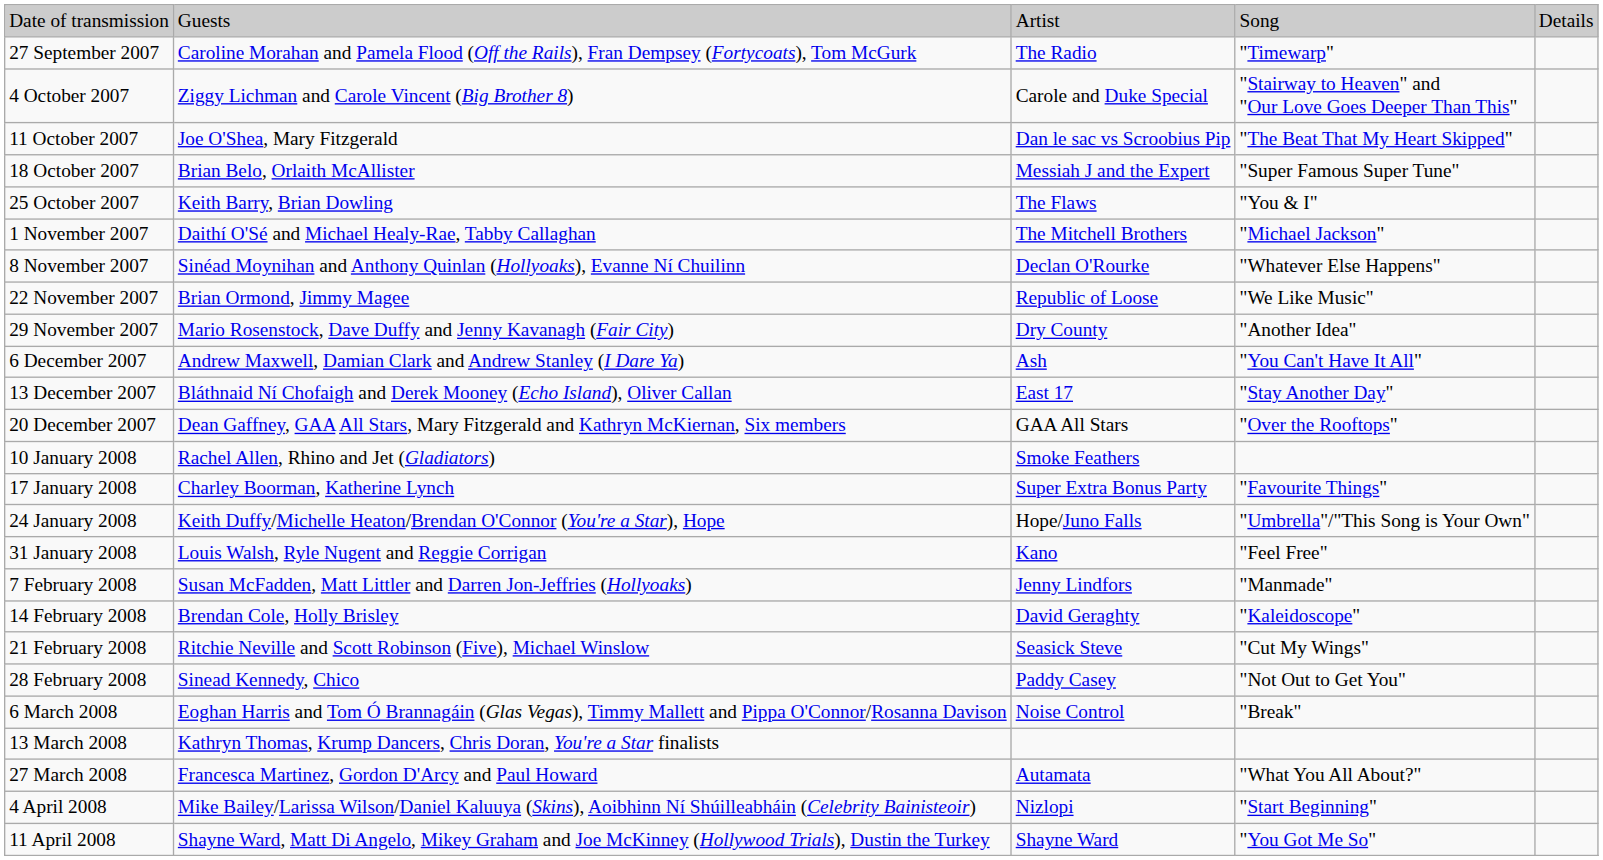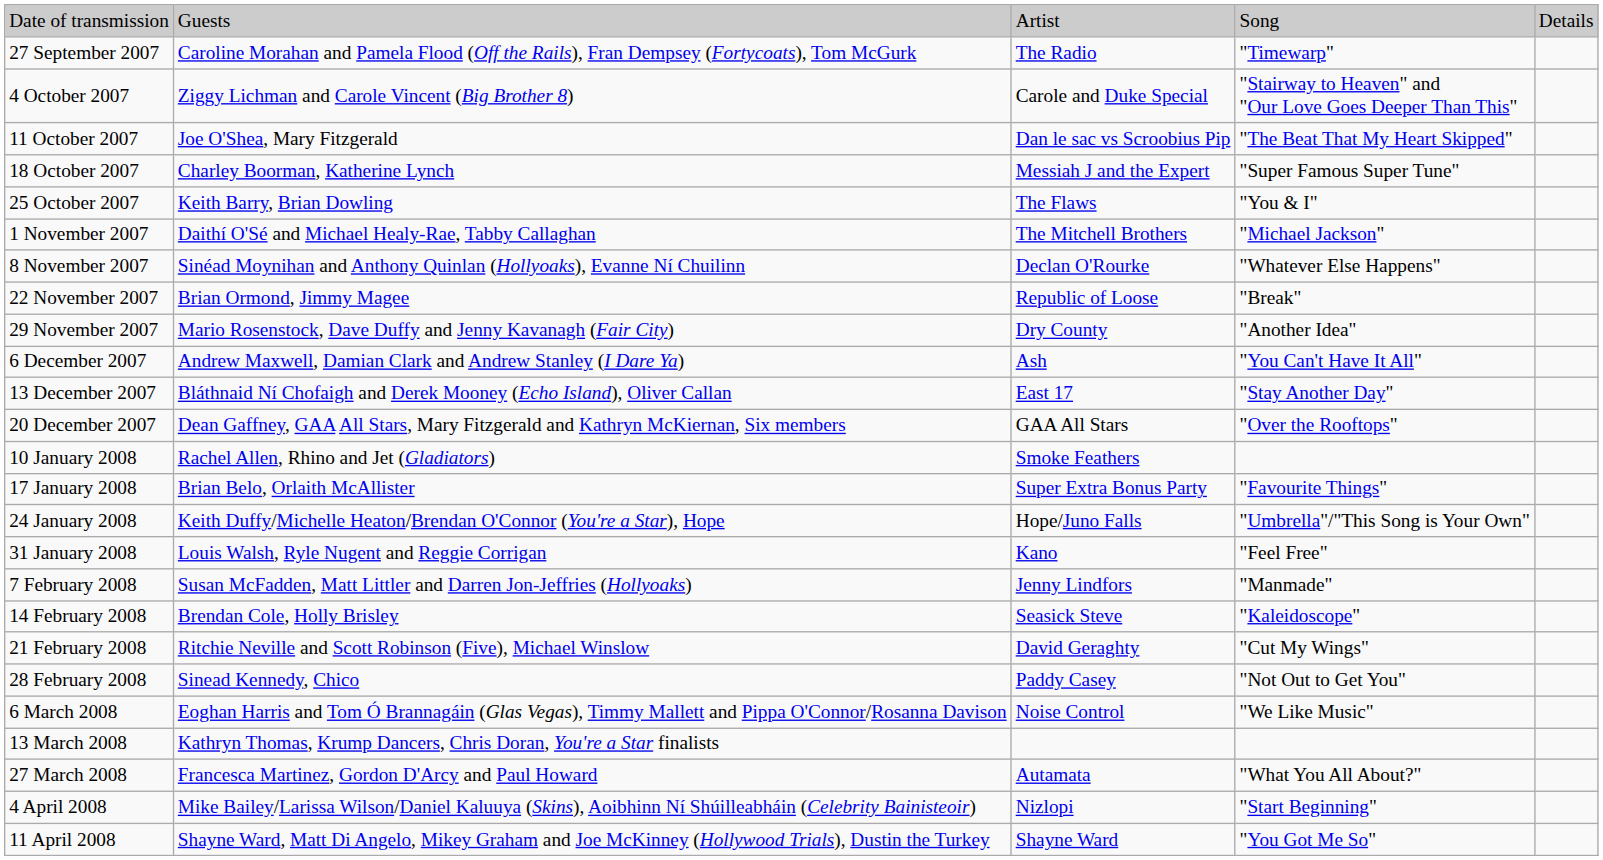(296, 170) Brian Belo, Orlaith McAllister -> (316, 170) Charley Boorman, Katherine Lynch
(1307, 298) "We Like Music" -> (1270, 298) "Break"
(316, 489) Charley Boorman, Katherine Lynch -> (296, 489) Brian Belo, Orlaith McAllister
(1078, 616) David Geraghty -> (1069, 616) Seasick Steve
(1069, 648) Seasick Steve -> (1078, 648) David Geraghty
(1270, 711) "Break" -> (1307, 711) "We Like Music"
